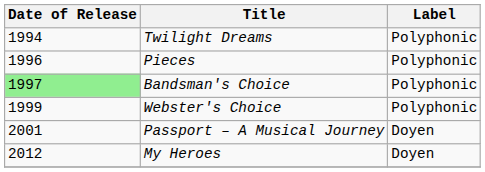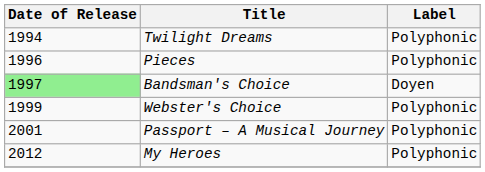(434, 86) Polyphonic -> (413, 86) Doyen
(413, 132) Doyen -> (434, 132) Polyphonic
(413, 155) Doyen -> (434, 155) Polyphonic
